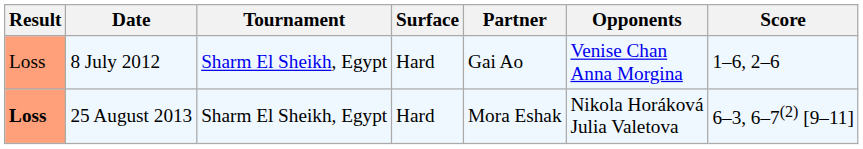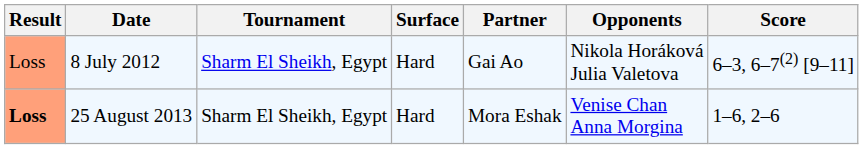(627, 62) Venise Chan Anna Morgina -> (637, 62) Nikola Horáková Julia Valetova
(746, 62) 1–6, 2–6 -> (783, 62) 6–3, 6–7(2) [9–11]
(637, 115) Nikola Horáková Julia Valetova -> (627, 115) Venise Chan Anna Morgina
(783, 115) 6–3, 6–7(2) [9–11] -> (746, 115) 1–6, 2–6
